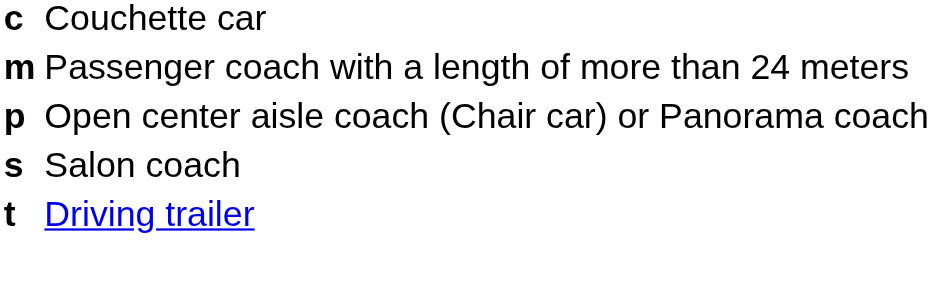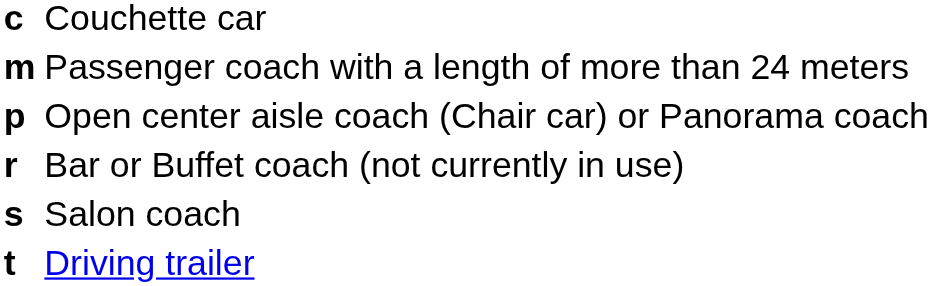+ row: (364, 165)
